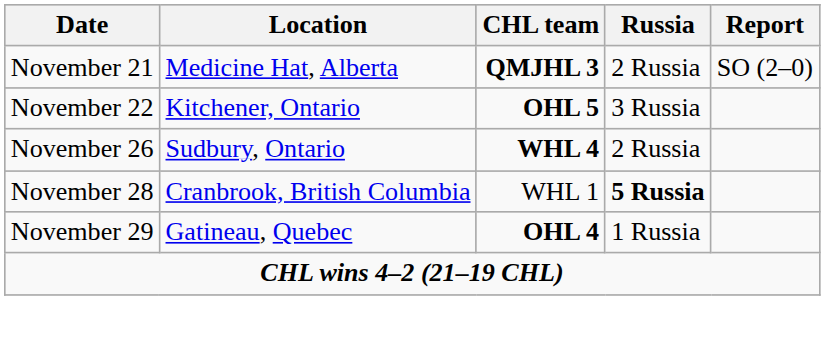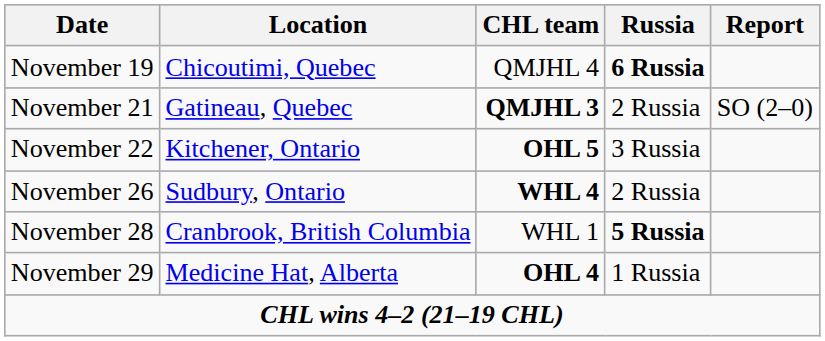+ row: (82, 66)
(282, 66) Medicine Hat, Alberta -> (259, 107) Gatineau, Quebec
(259, 231) Gatineau, Quebec -> (282, 273) Medicine Hat, Alberta
